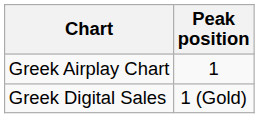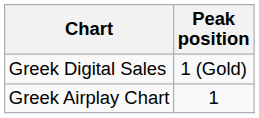rows swapped: (89, 68) <-> (88, 98)
